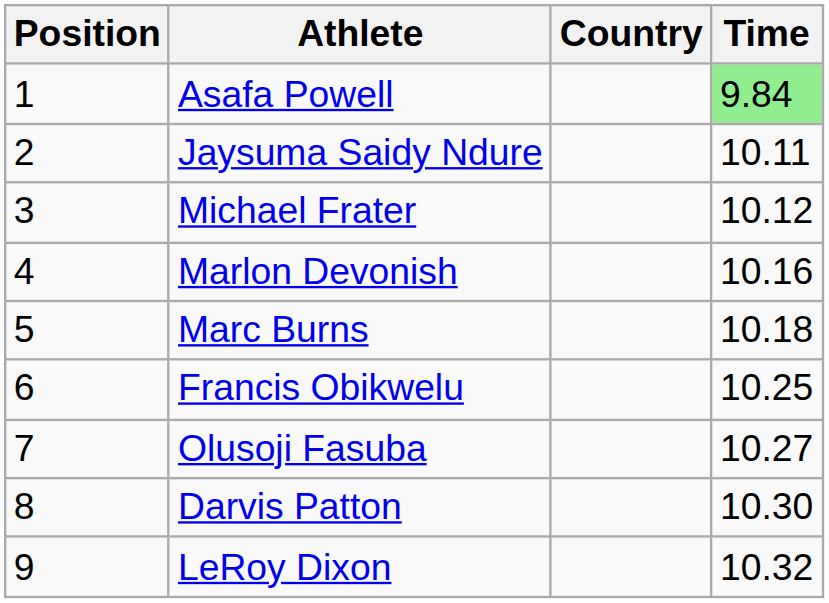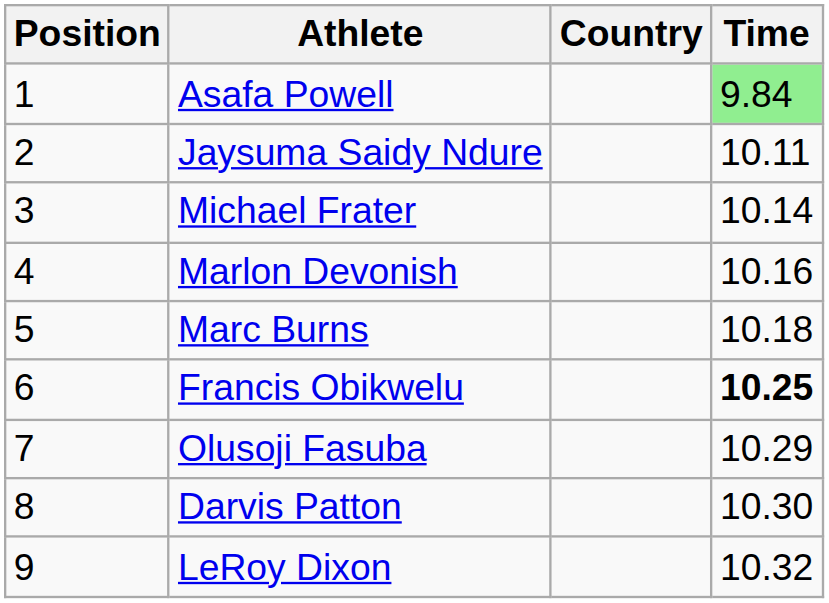(767, 211) 10.12 -> (767, 211) 10.14
(767, 388) normal -> (767, 388) bold
(767, 447) 10.27 -> (767, 447) 10.29
